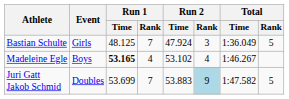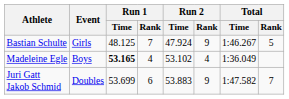(207, 43) 3 -> (207, 43) 9
(239, 43) 1:36.049 -> (239, 43) 1:46.267
(239, 59) 1:46.267 -> (239, 59) 1:36.049
(150, 81) 7 -> (150, 81) 6
(207, 81) lightblue background -> (207, 81) no background
(271, 81) 5 -> (271, 81) 7
